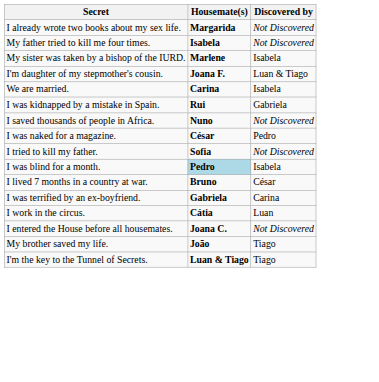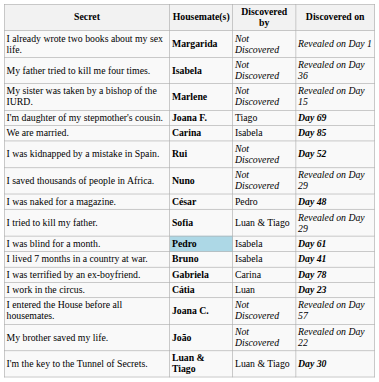+ column: (335, 17)
(267, 58) Isabela -> (257, 97) Not Discovered
(281, 74) Luan & Tiago -> (246, 118) Tiago
(270, 105) Gabriela -> (257, 154) Not Discovered
(284, 151) Not Discovered -> (262, 222) Luan & Tiago
(264, 182) César -> (249, 259) Isabela
(264, 244) Tiago -> (257, 337) Not Discovered
(264, 259) Tiago -> (262, 364) Luan & Tiago
